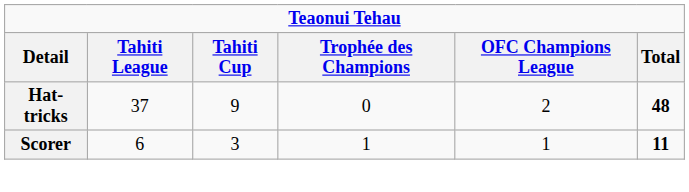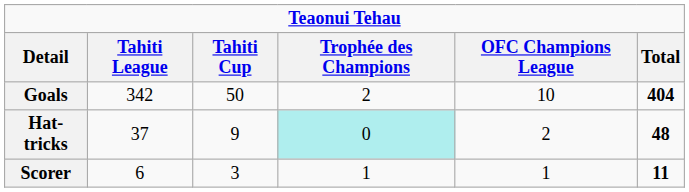+ row: (46, 95)
(366, 105) no background -> (366, 134) paleturquoise background
